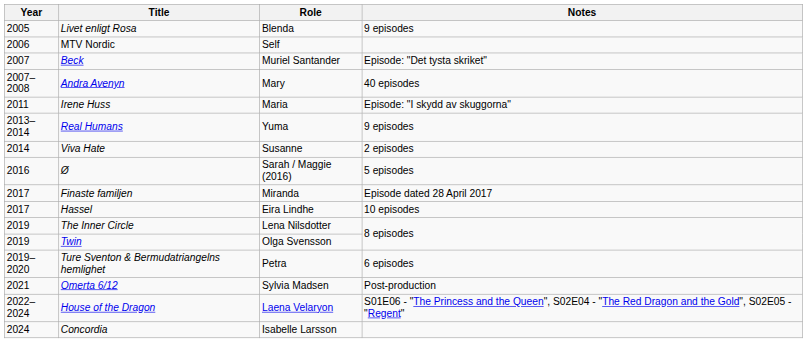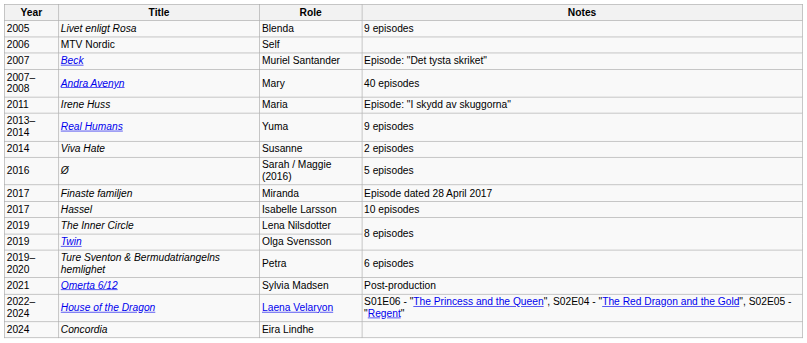(288, 209) Eira Lindhe -> (299, 209) Isabelle Larsson
(299, 330) Isabelle Larsson -> (288, 330) Eira Lindhe
